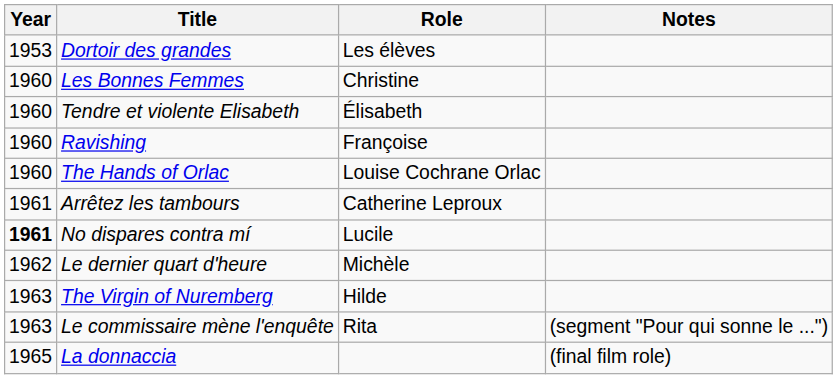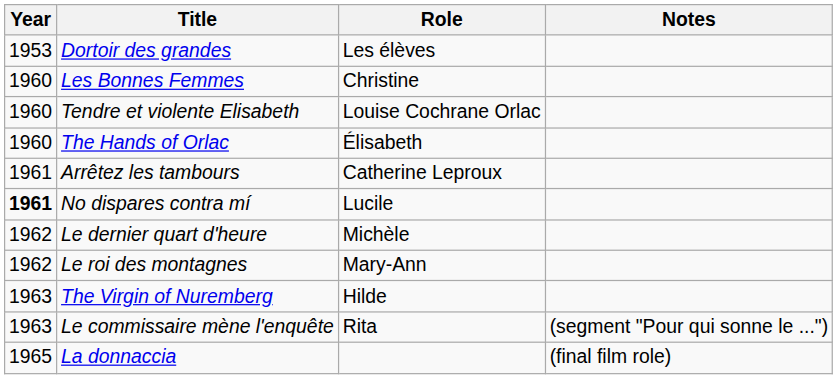(383, 111) Élisabeth -> (442, 111) Louise Cochrane Orlac
- row: (104, 142)
(442, 173) Louise Cochrane Orlac -> (383, 142) Élisabeth
+ row: (154, 265)
